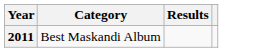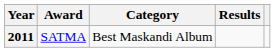+ column: (63, 15)
